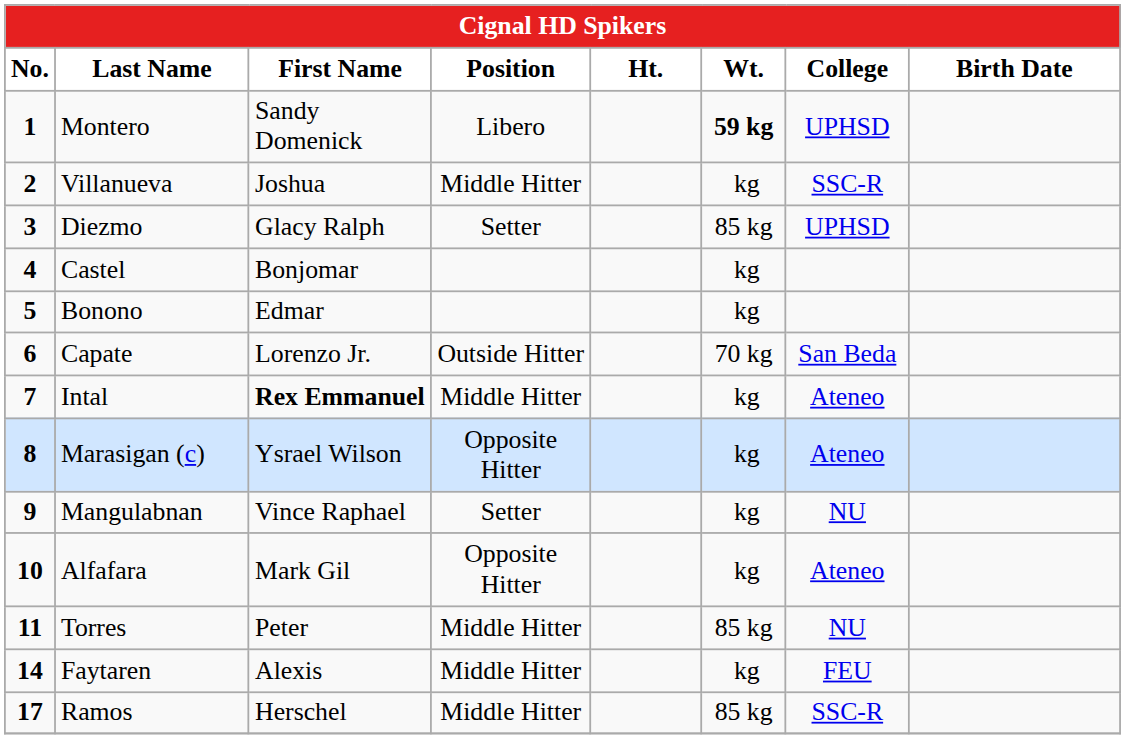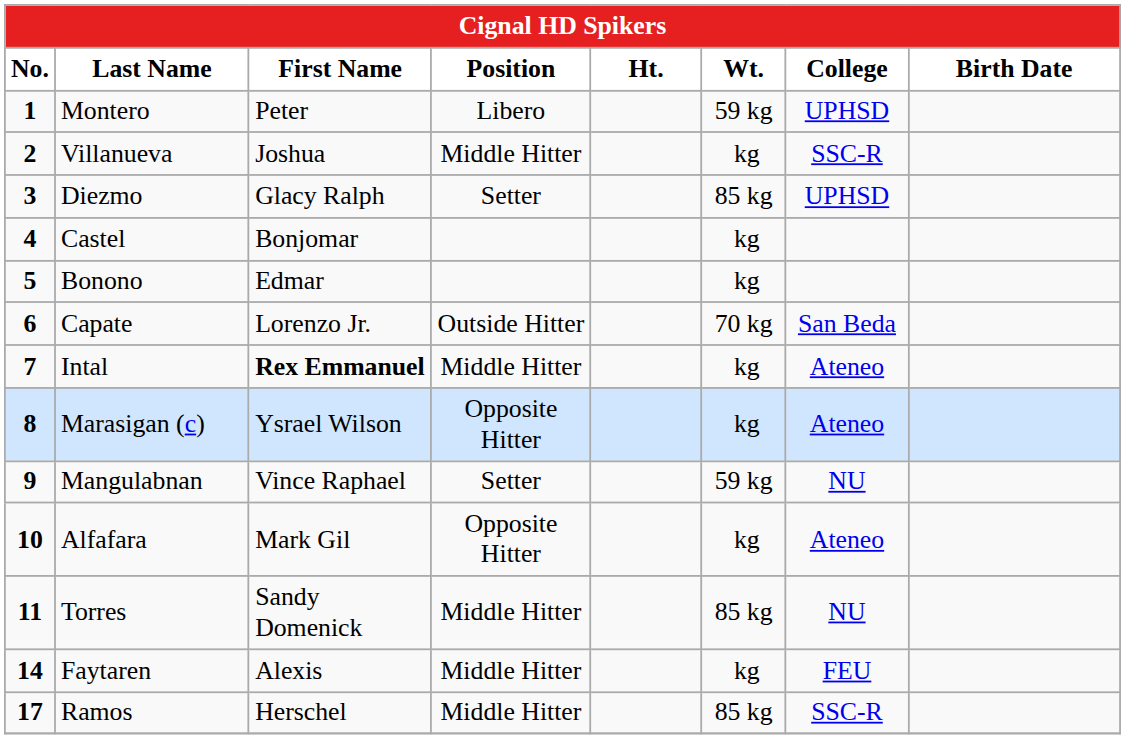(309, 126) Sandy Domenick -> (282, 111) Peter
(744, 126) bold -> (744, 111) normal
(744, 512) kg -> (744, 481) 59 kg
(282, 627) Peter -> (309, 612) Sandy Domenick
